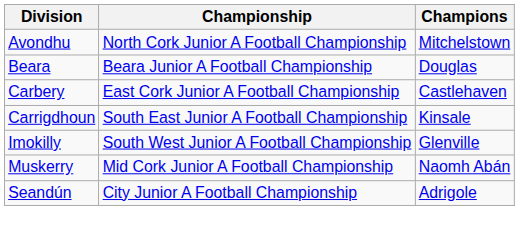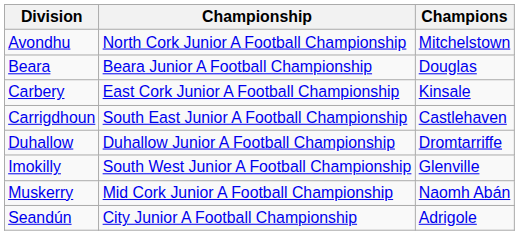(463, 92) Castlehaven -> (445, 92) Kinsale
(445, 117) Kinsale -> (463, 117) Castlehaven
+ row: (41, 142)
